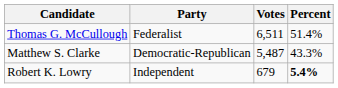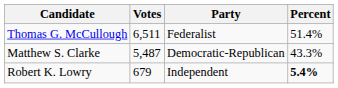columns swapped: (192, 14) <-> (271, 14)
